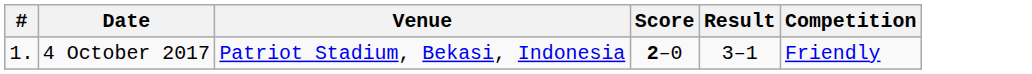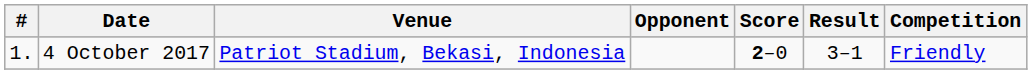+ column: (683, 21)
